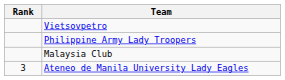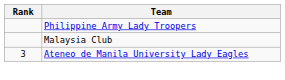- row: (76, 26)
